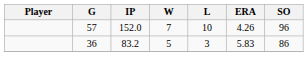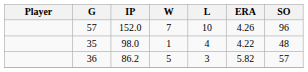+ row: (92, 43)
(130, 43) 83.2 -> (130, 59) 86.2
(245, 43) 5.83 -> (245, 59) 5.82
(284, 43) 86 -> (284, 59) 57
